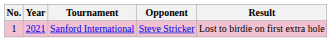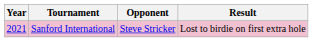- column: (14, 12)
